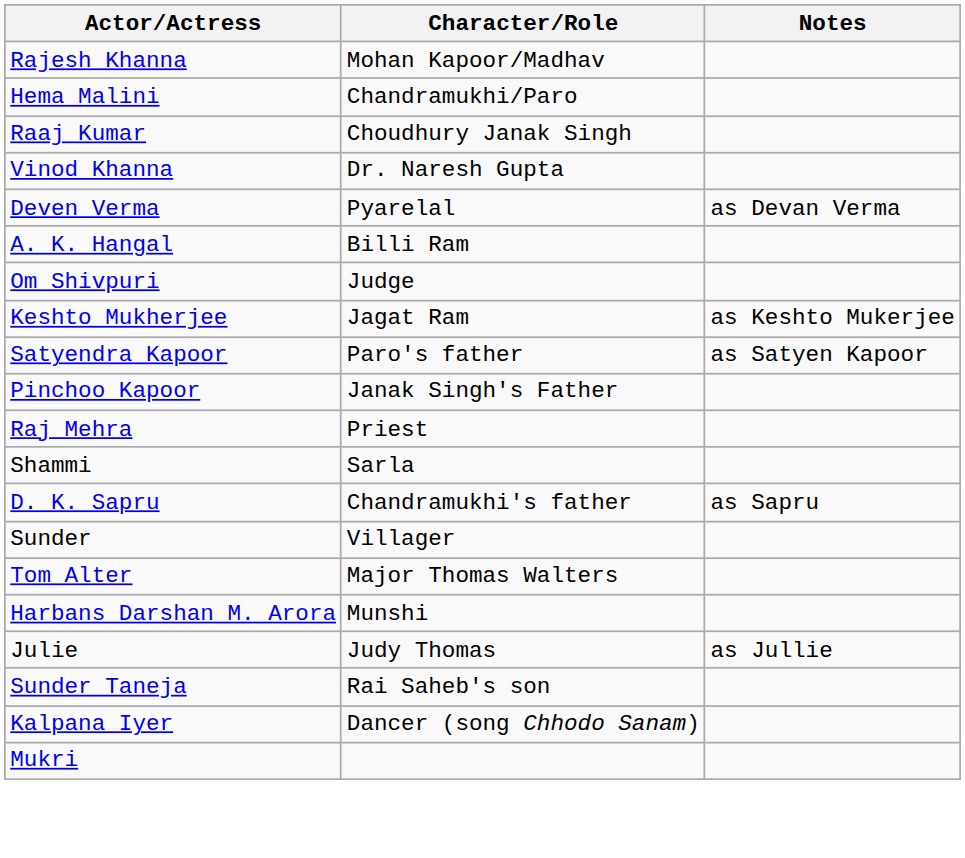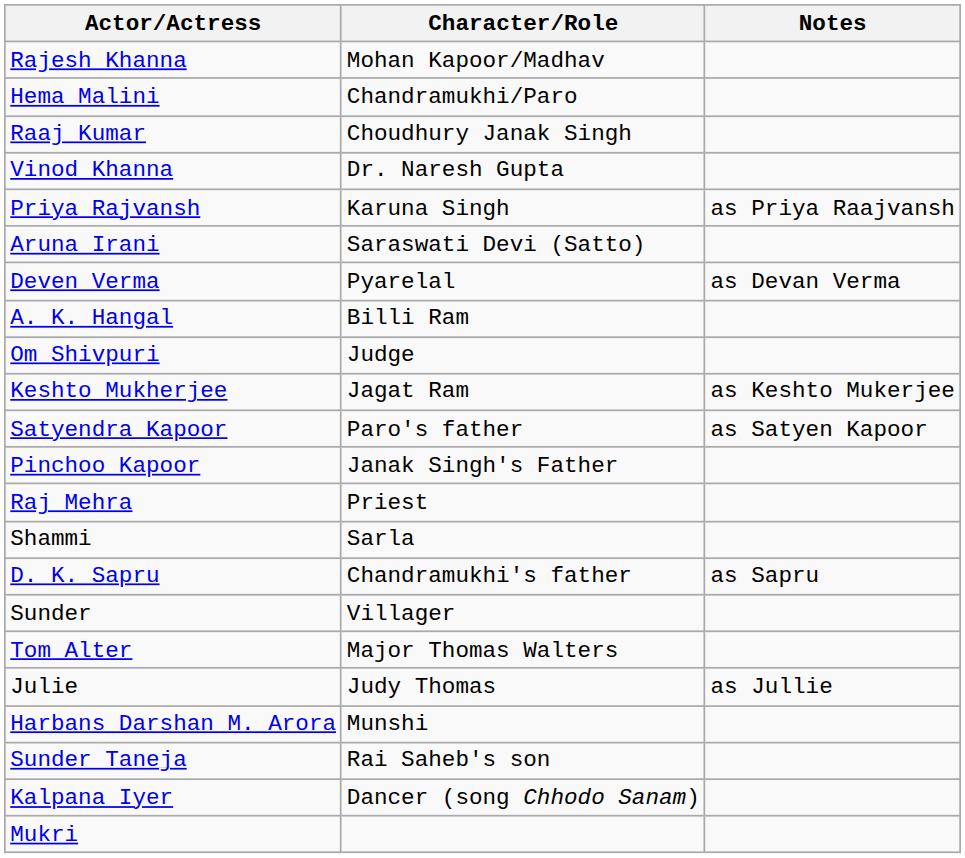+ row: (105, 208)
+ row: (85, 245)
rows swapped: (44, 650) <-> (173, 613)
